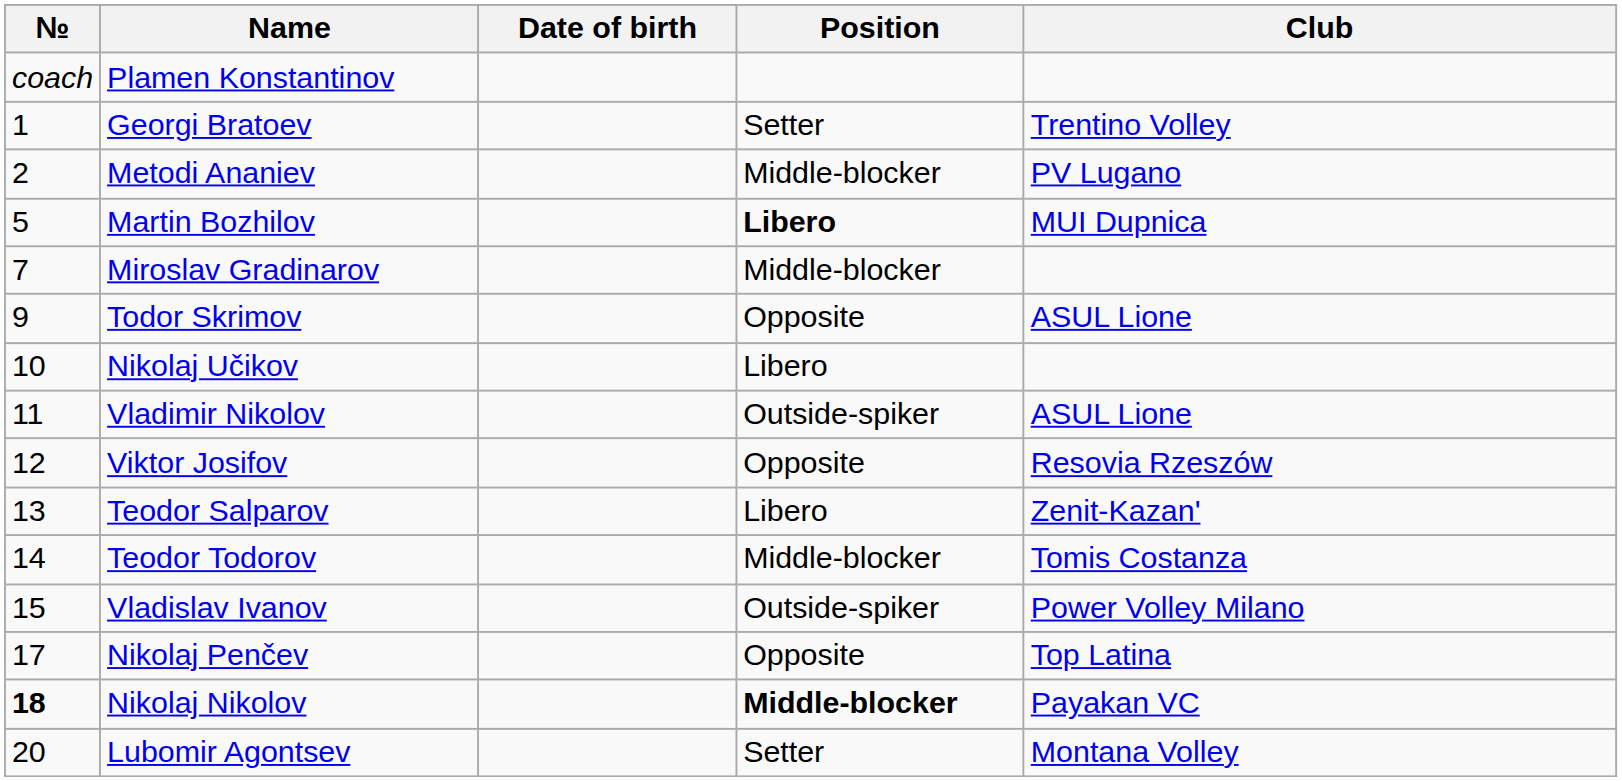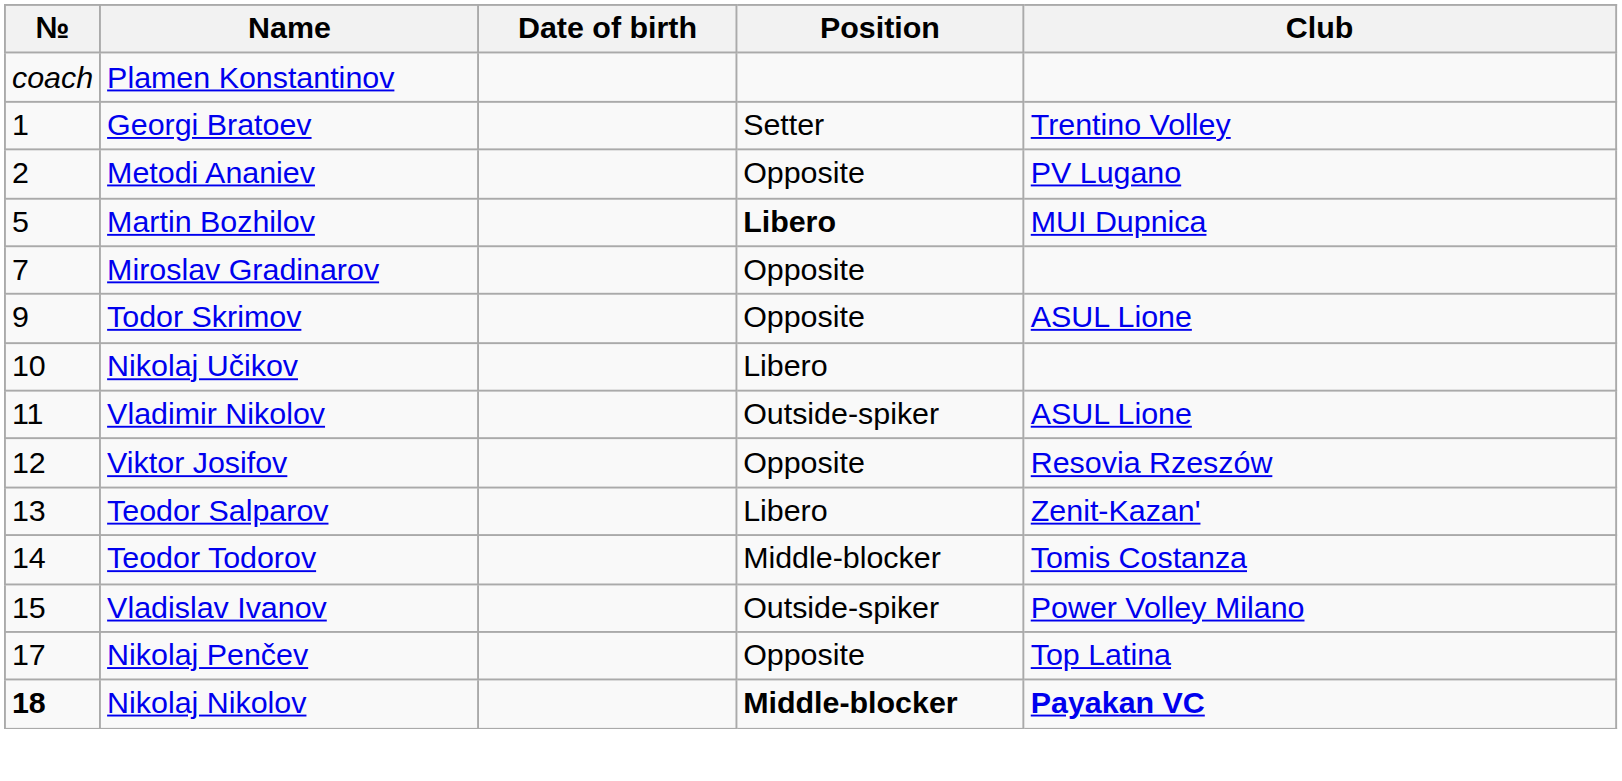(842, 173) Middle-blocker -> (804, 173) Opposite
(842, 269) Middle-blocker -> (804, 269) Opposite
(1115, 703) normal -> (1118, 703) bold
- row: (229, 751)
